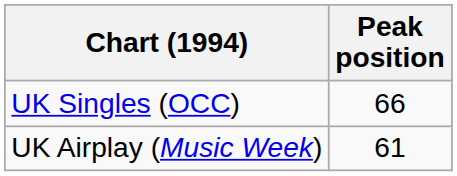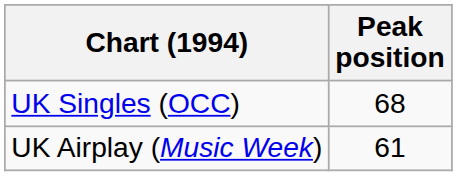(390, 103) 66 -> (390, 103) 68
